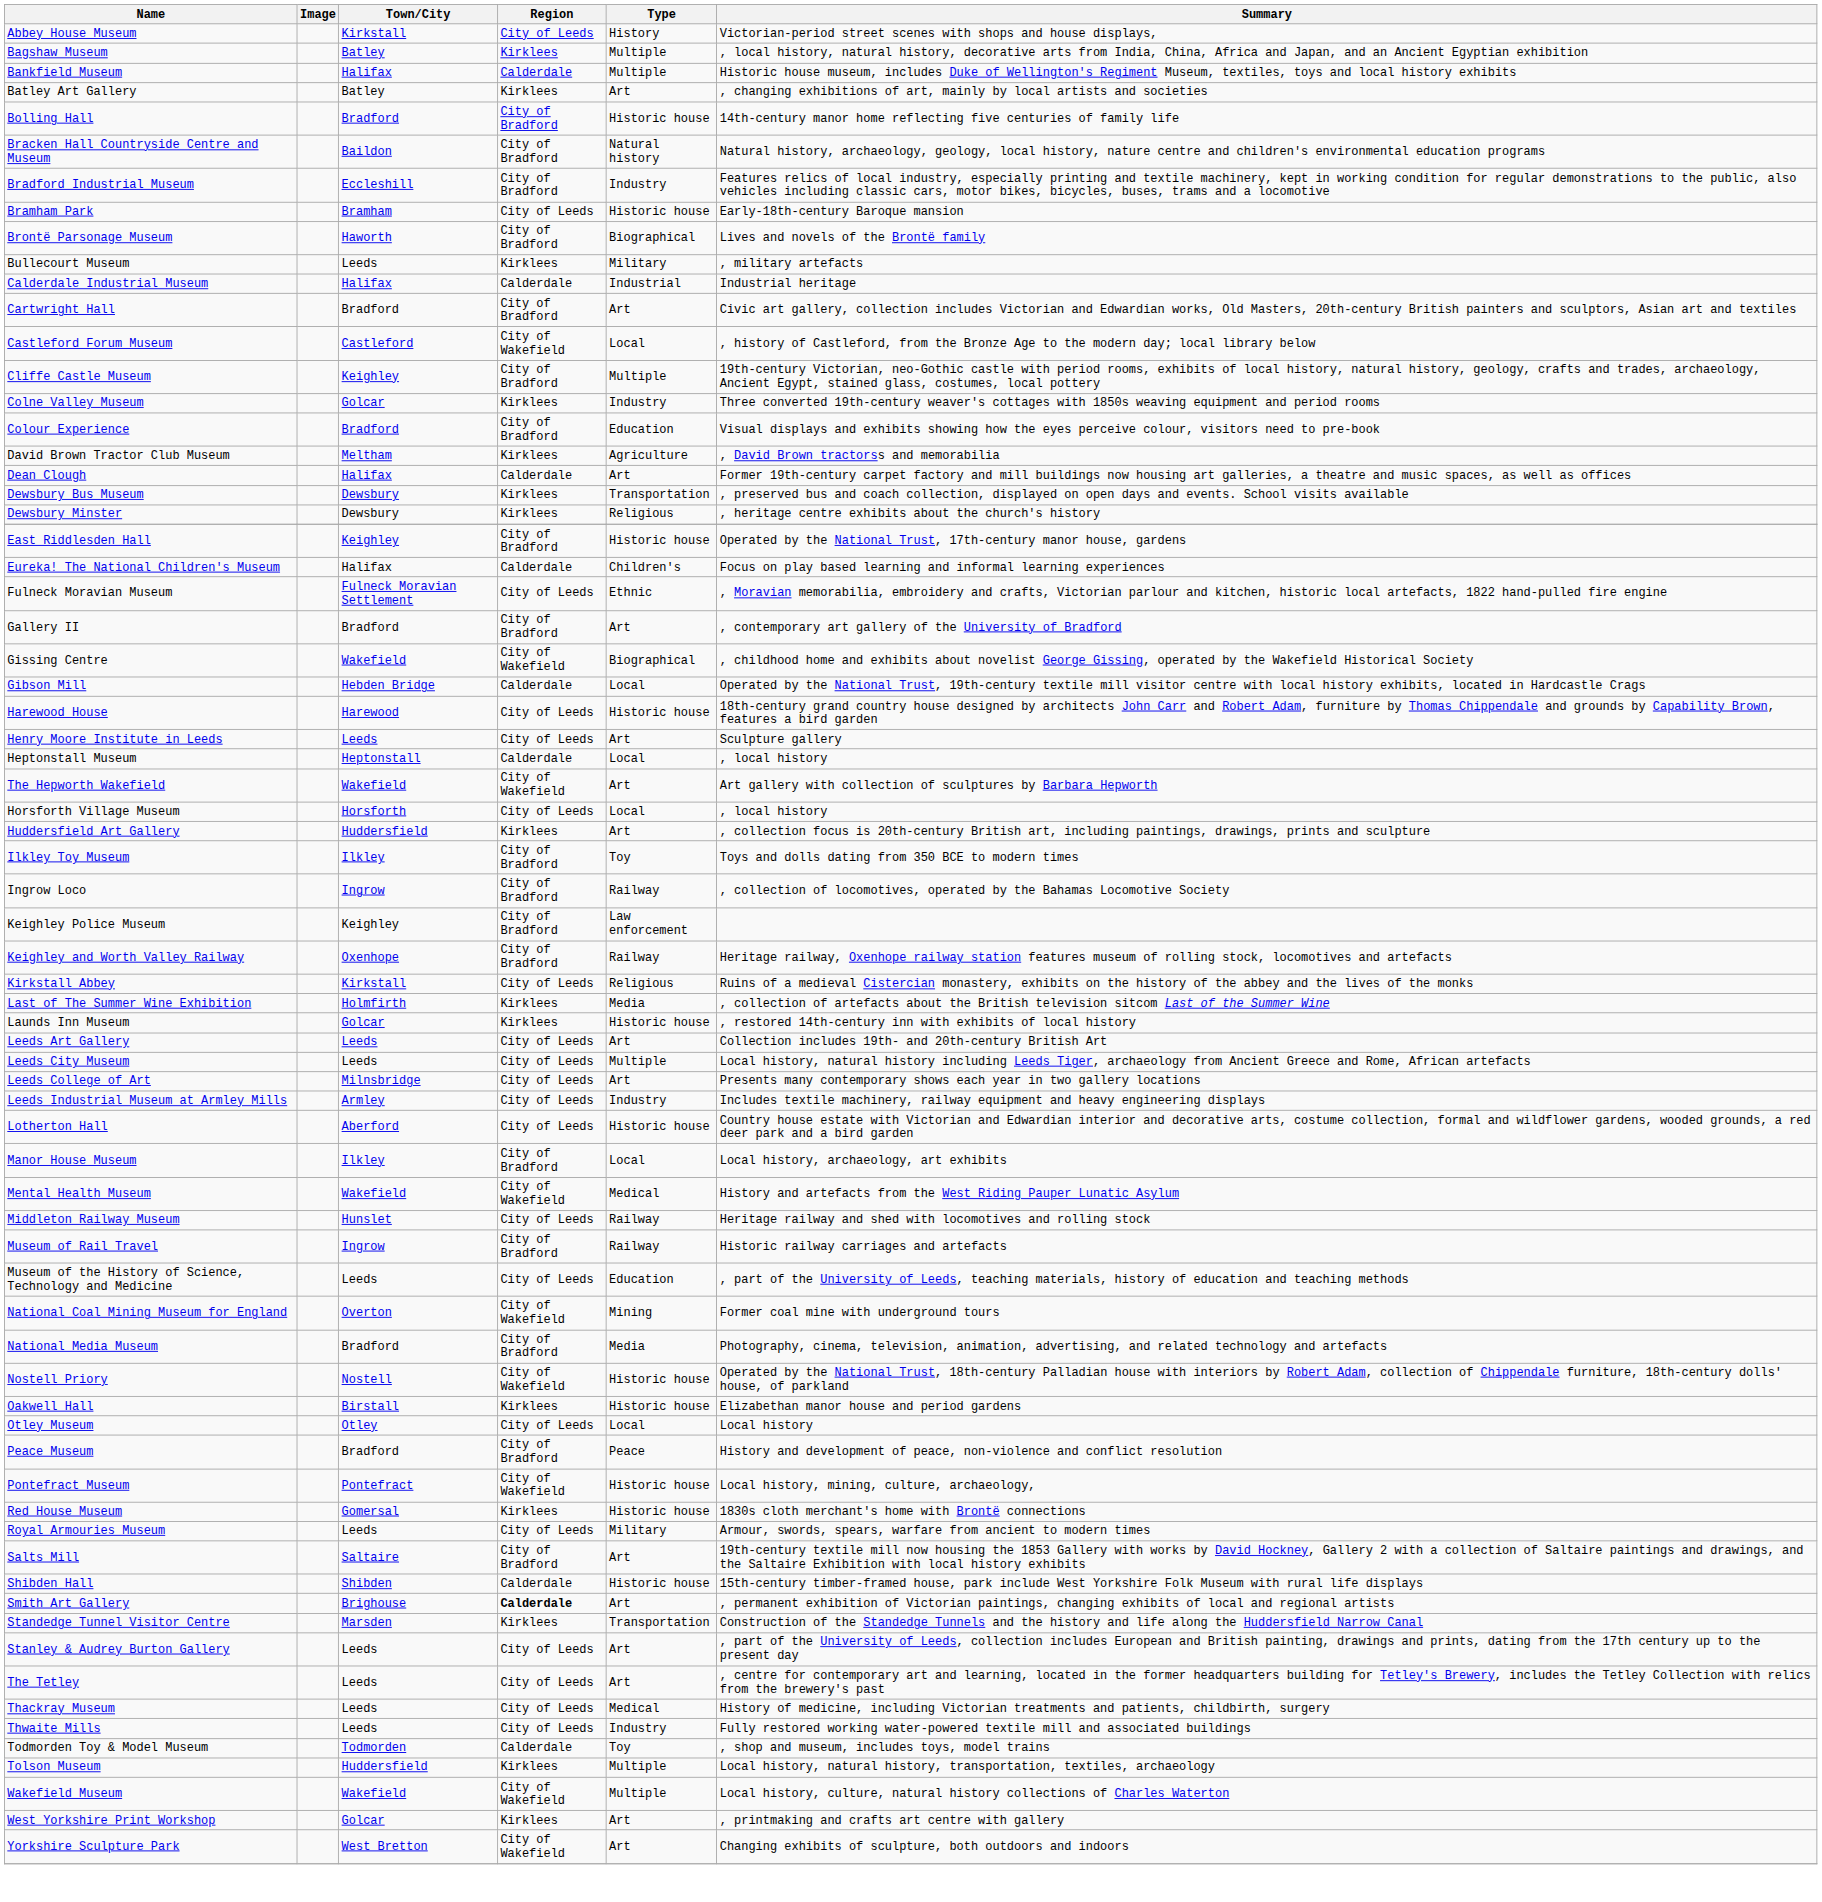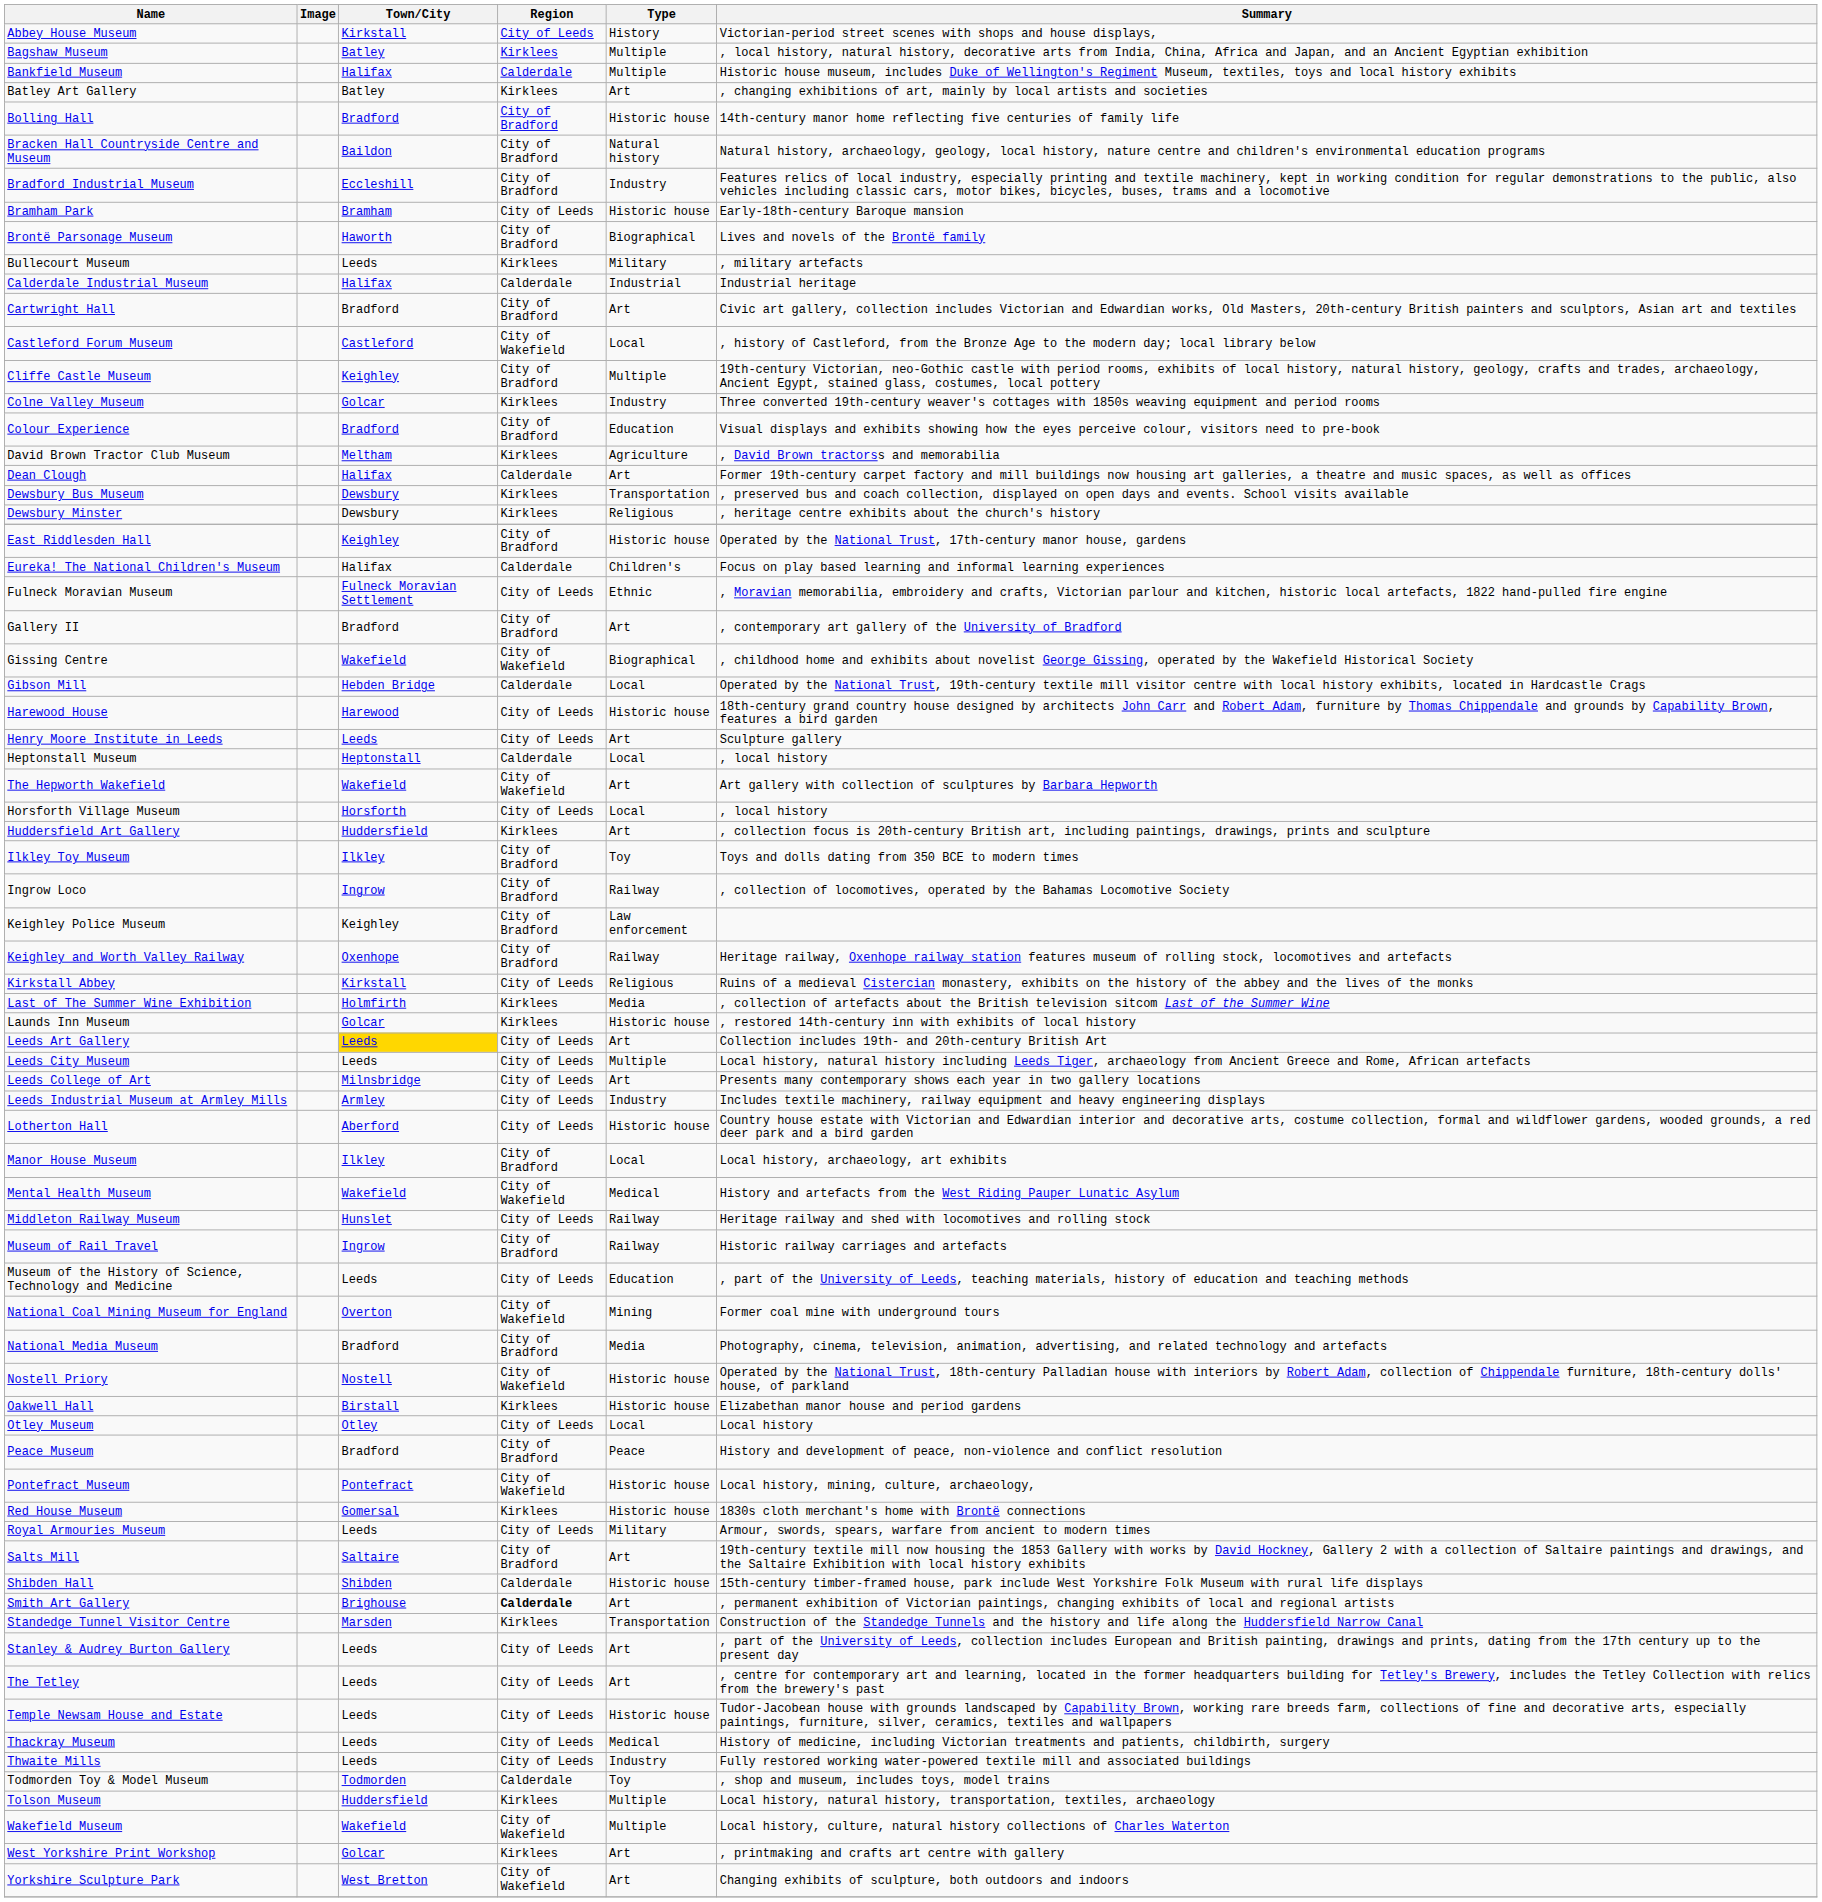(360, 1042) no background -> (360, 1042) gold background
+ row: (115, 1716)
